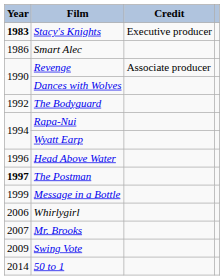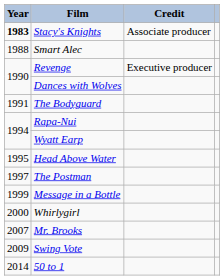(169, 31) Executive producer -> (169, 31) Associate producer
(18, 49) 1986 -> (18, 49) 1988
(169, 67) Associate producer -> (169, 67) Executive producer
(18, 103) 1992 -> (18, 103) 1991
(18, 158) 1996 -> (18, 158) 1995
(18, 176) bold -> (18, 176) normal
(18, 212) 2006 -> (18, 212) 2000
